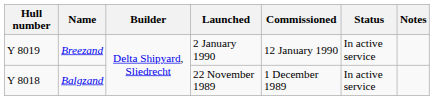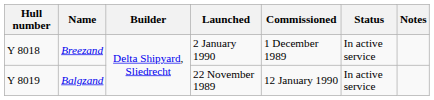(23, 50) Y 8019 -> (23, 50) Y 8018
(301, 50) 12 January 1990 -> (291, 50) 1 December 1989
(23, 80) Y 8018 -> (23, 80) Y 8019
(291, 80) 1 December 1989 -> (301, 80) 12 January 1990
